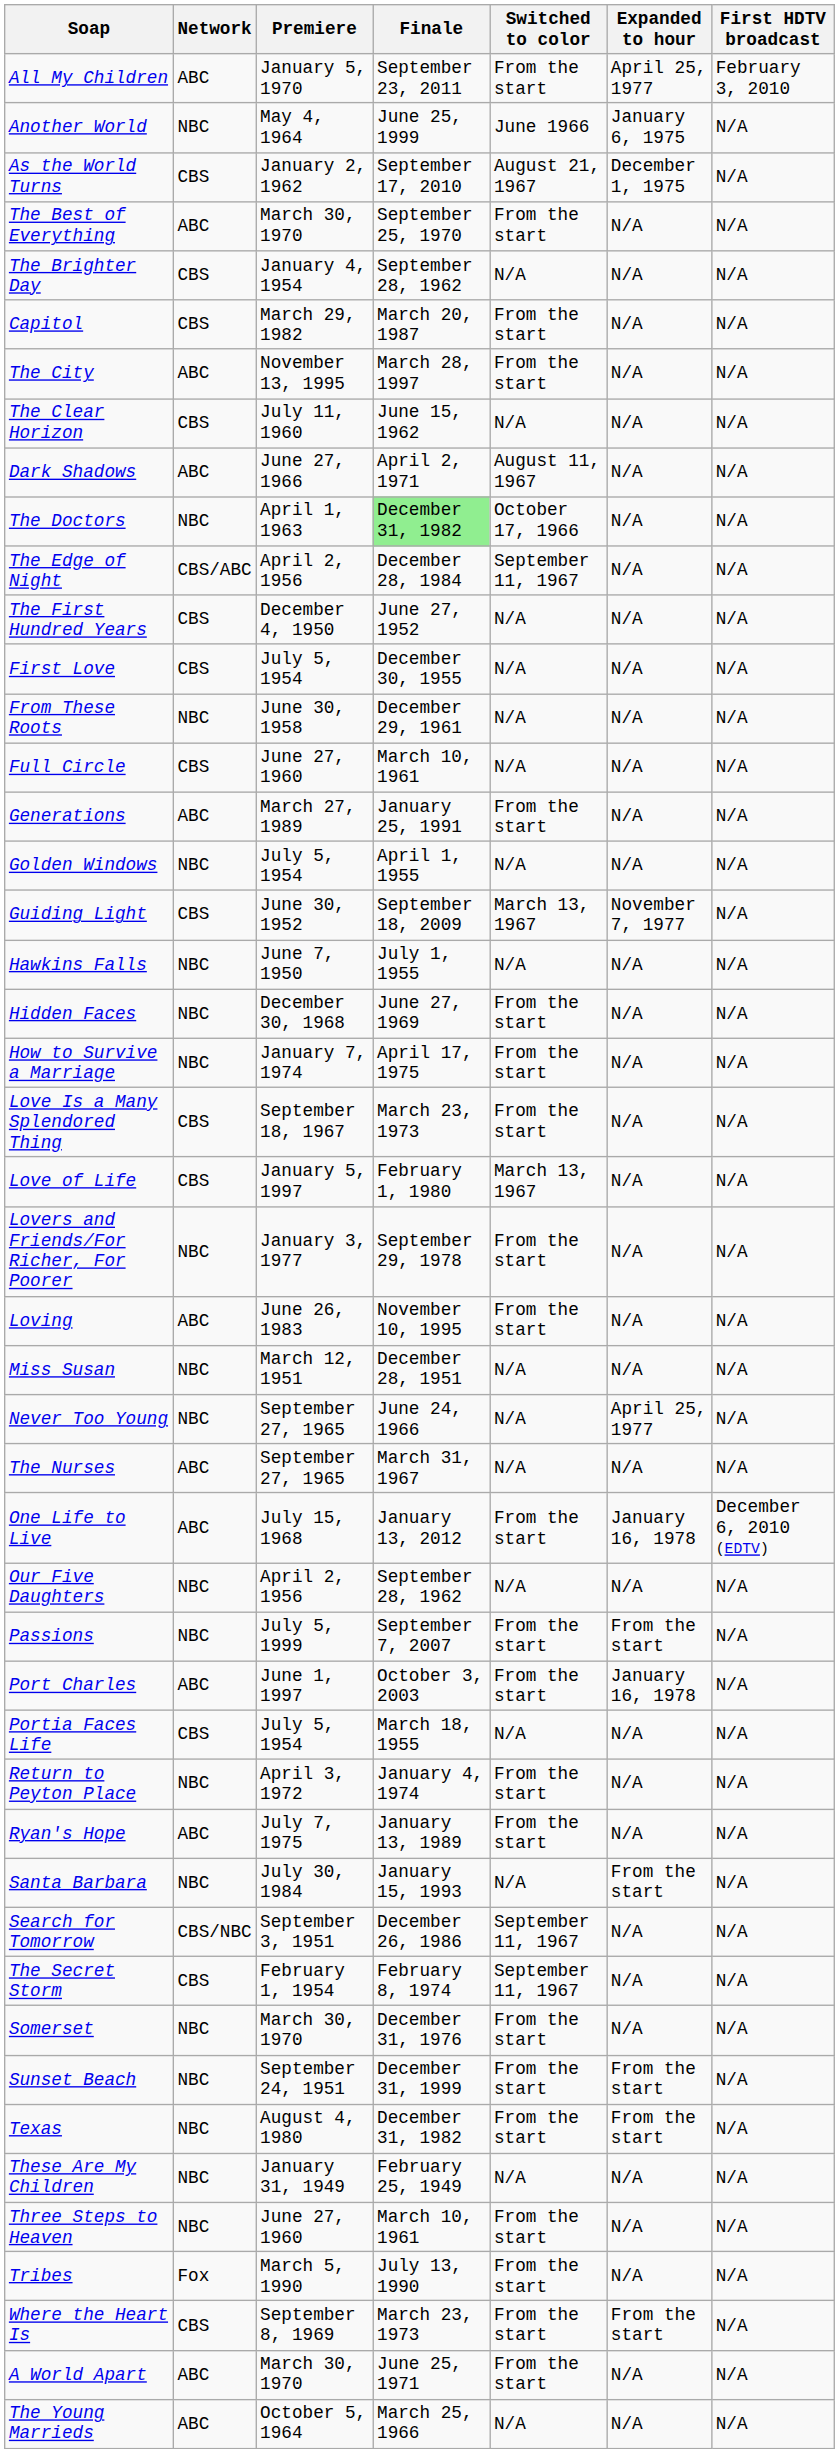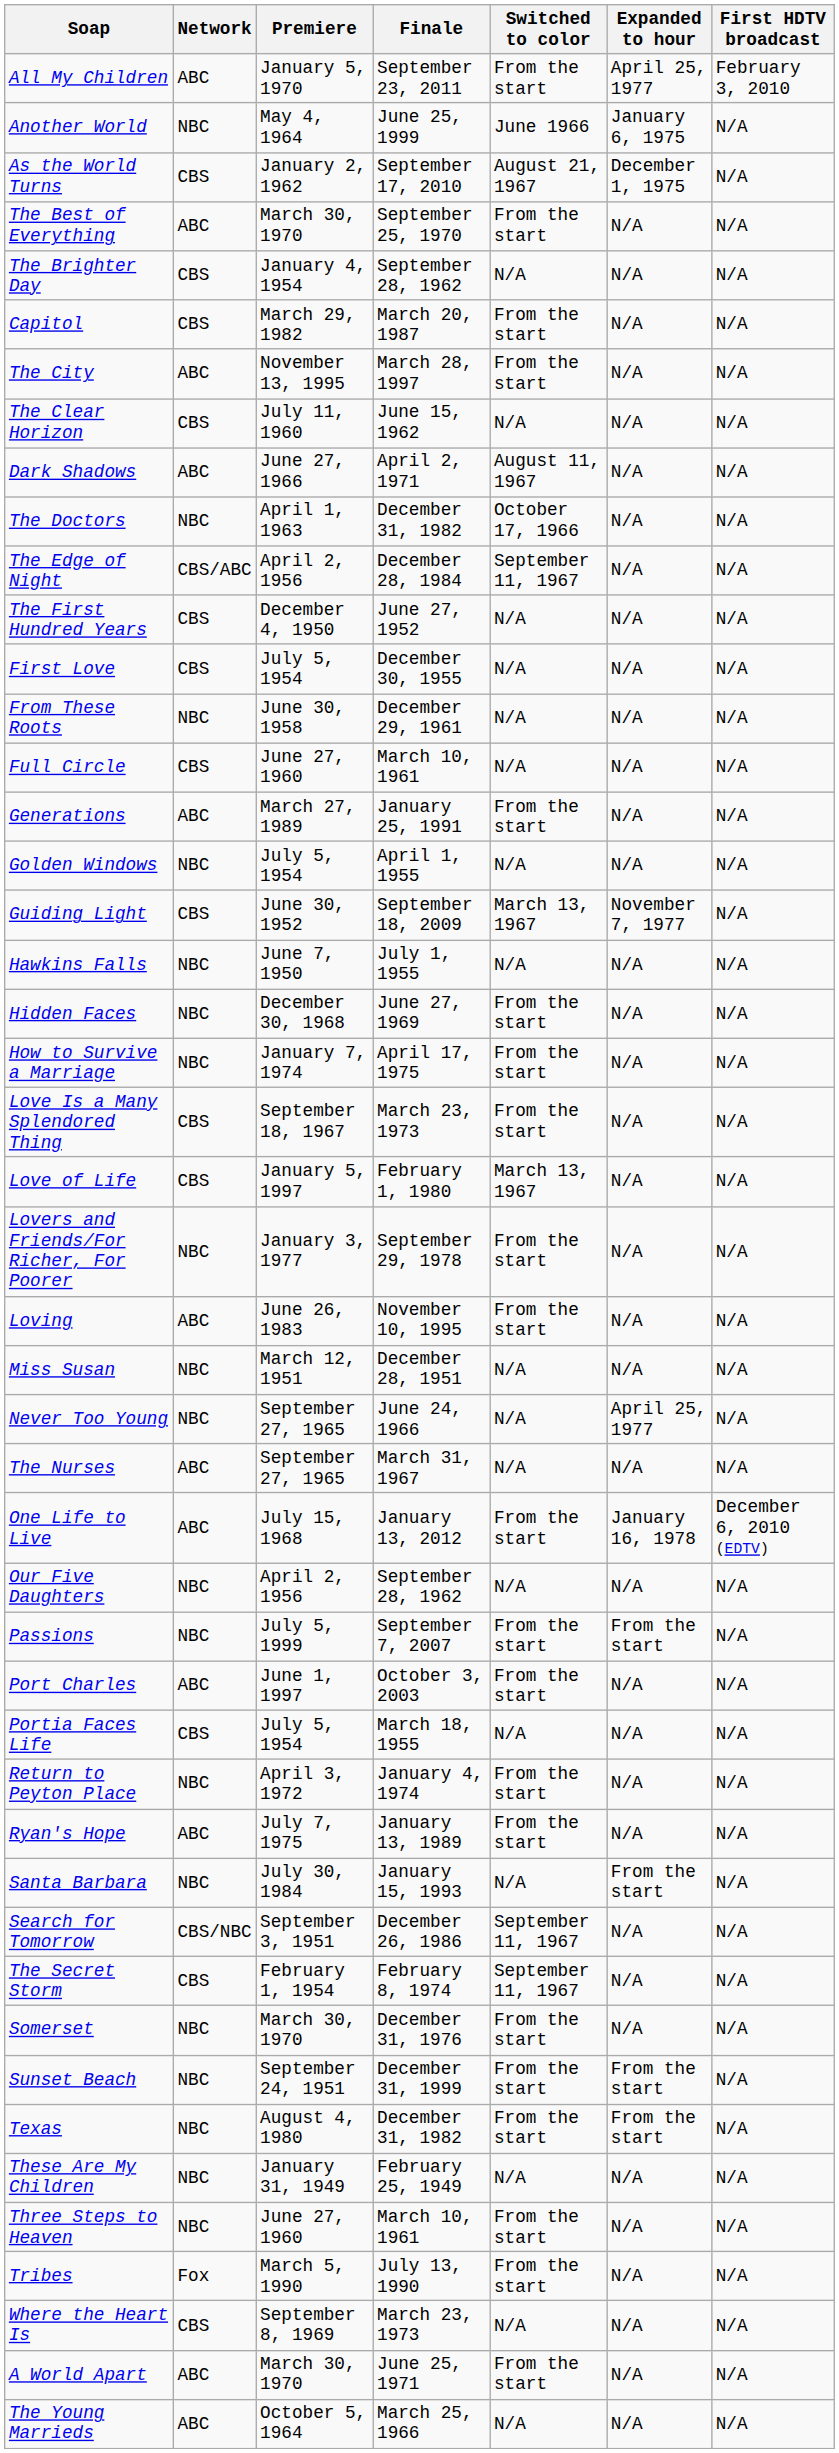(419, 521) lightgreen background -> (419, 521) no background
(653, 1686) January 16, 1978 -> (627, 1686) N/A
(536, 2326) From the start -> (510, 2326) N/A
(653, 2326) From the start -> (627, 2326) N/A
